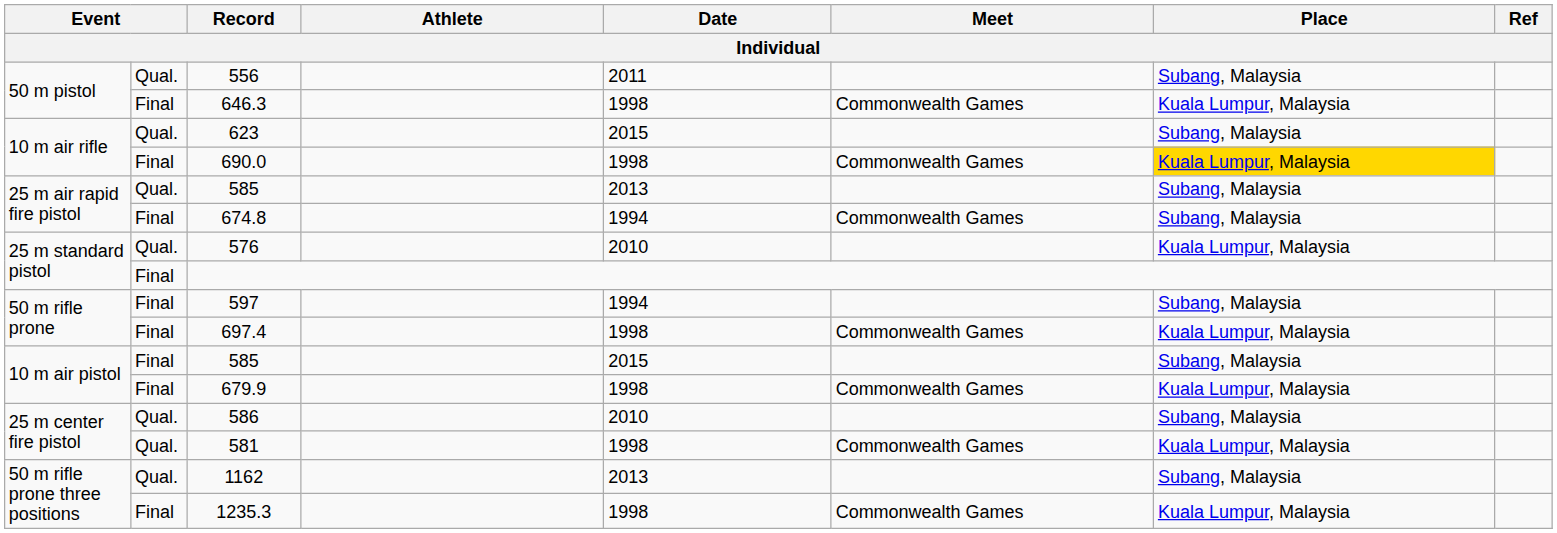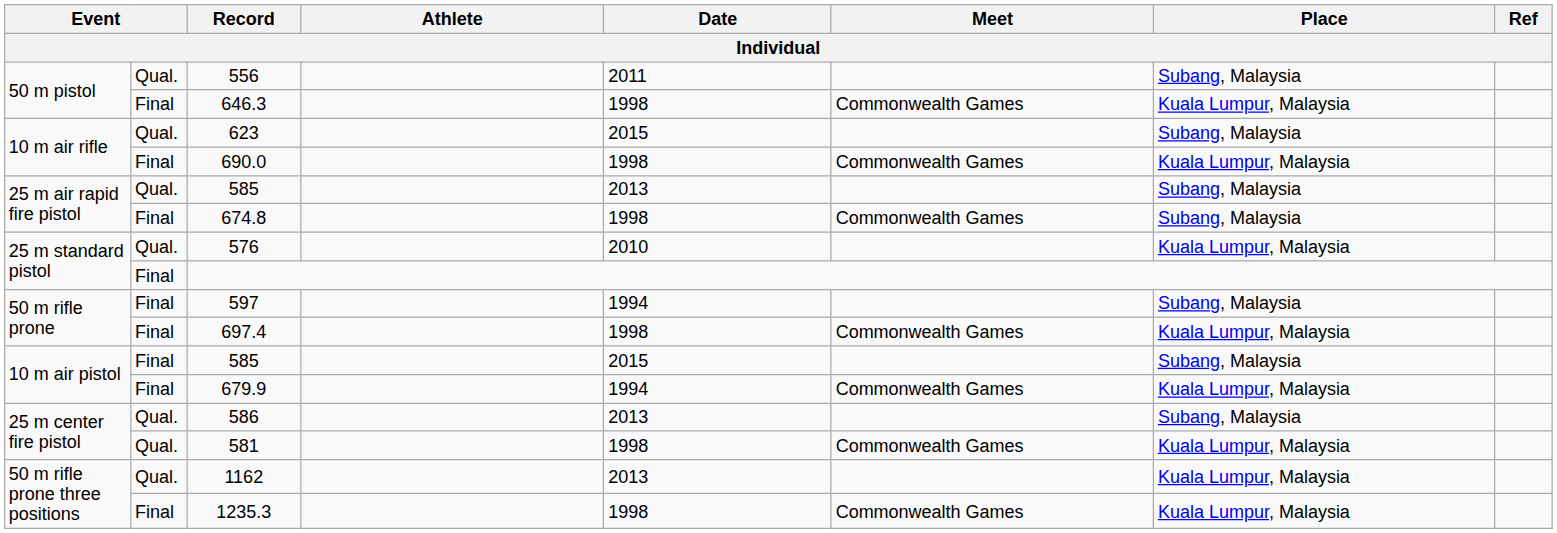(1254, 161) gold background -> (1254, 161) no background
(628, 218) 1994 -> (628, 218) 1998
(628, 389) 1998 -> (628, 389) 1994
(628, 417) 2010 -> (628, 417) 2013
(1229, 477) Subang, Malaysia -> (1254, 477) Kuala Lumpur, Malaysia
